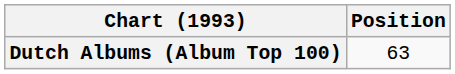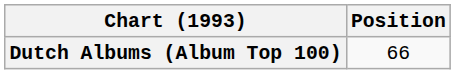(398, 53) 63 -> (398, 53) 66
